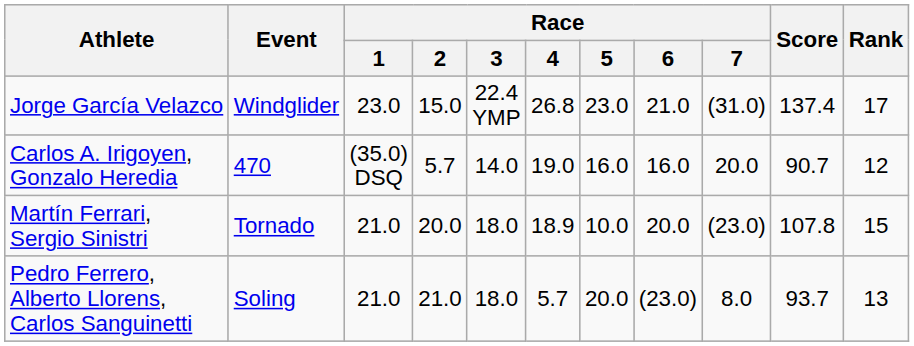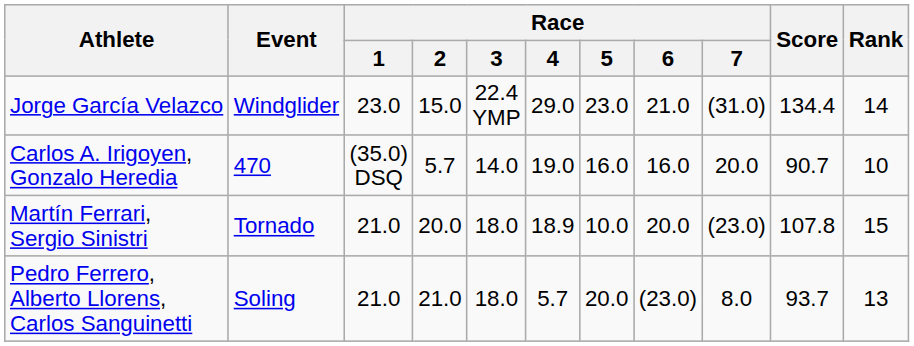(553, 106) 26.8 -> (553, 106) 29.0
(807, 106) 137.4 -> (807, 106) 134.4
(876, 106) 17 -> (876, 106) 14
(876, 166) 12 -> (876, 166) 10
